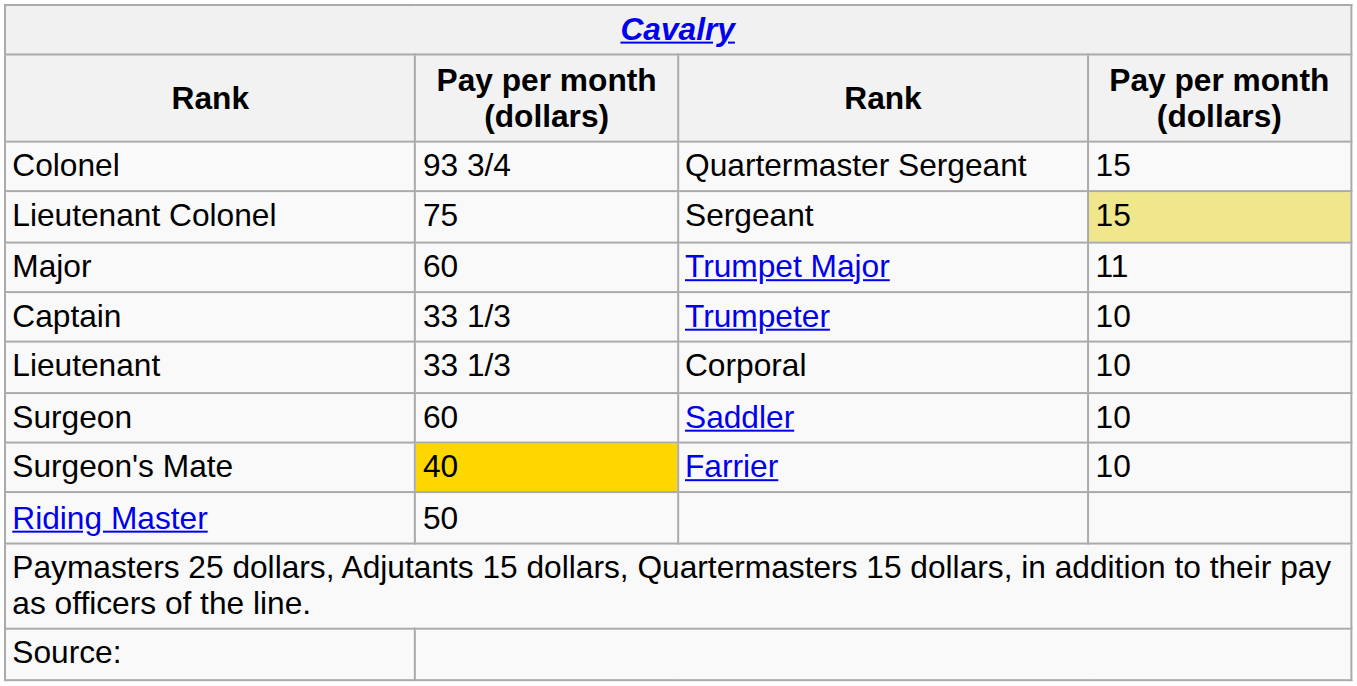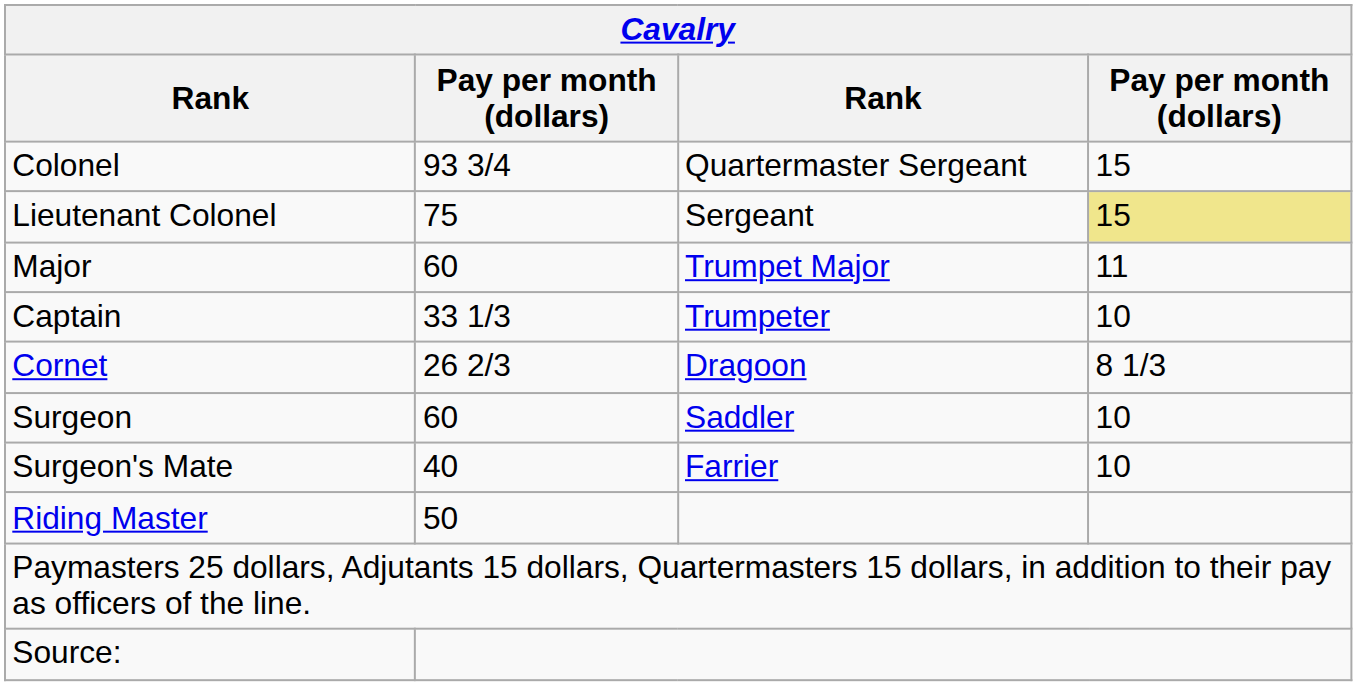- row: (86, 366)
+ row: (60, 366)
(441, 467) gold background -> (441, 467) no background
